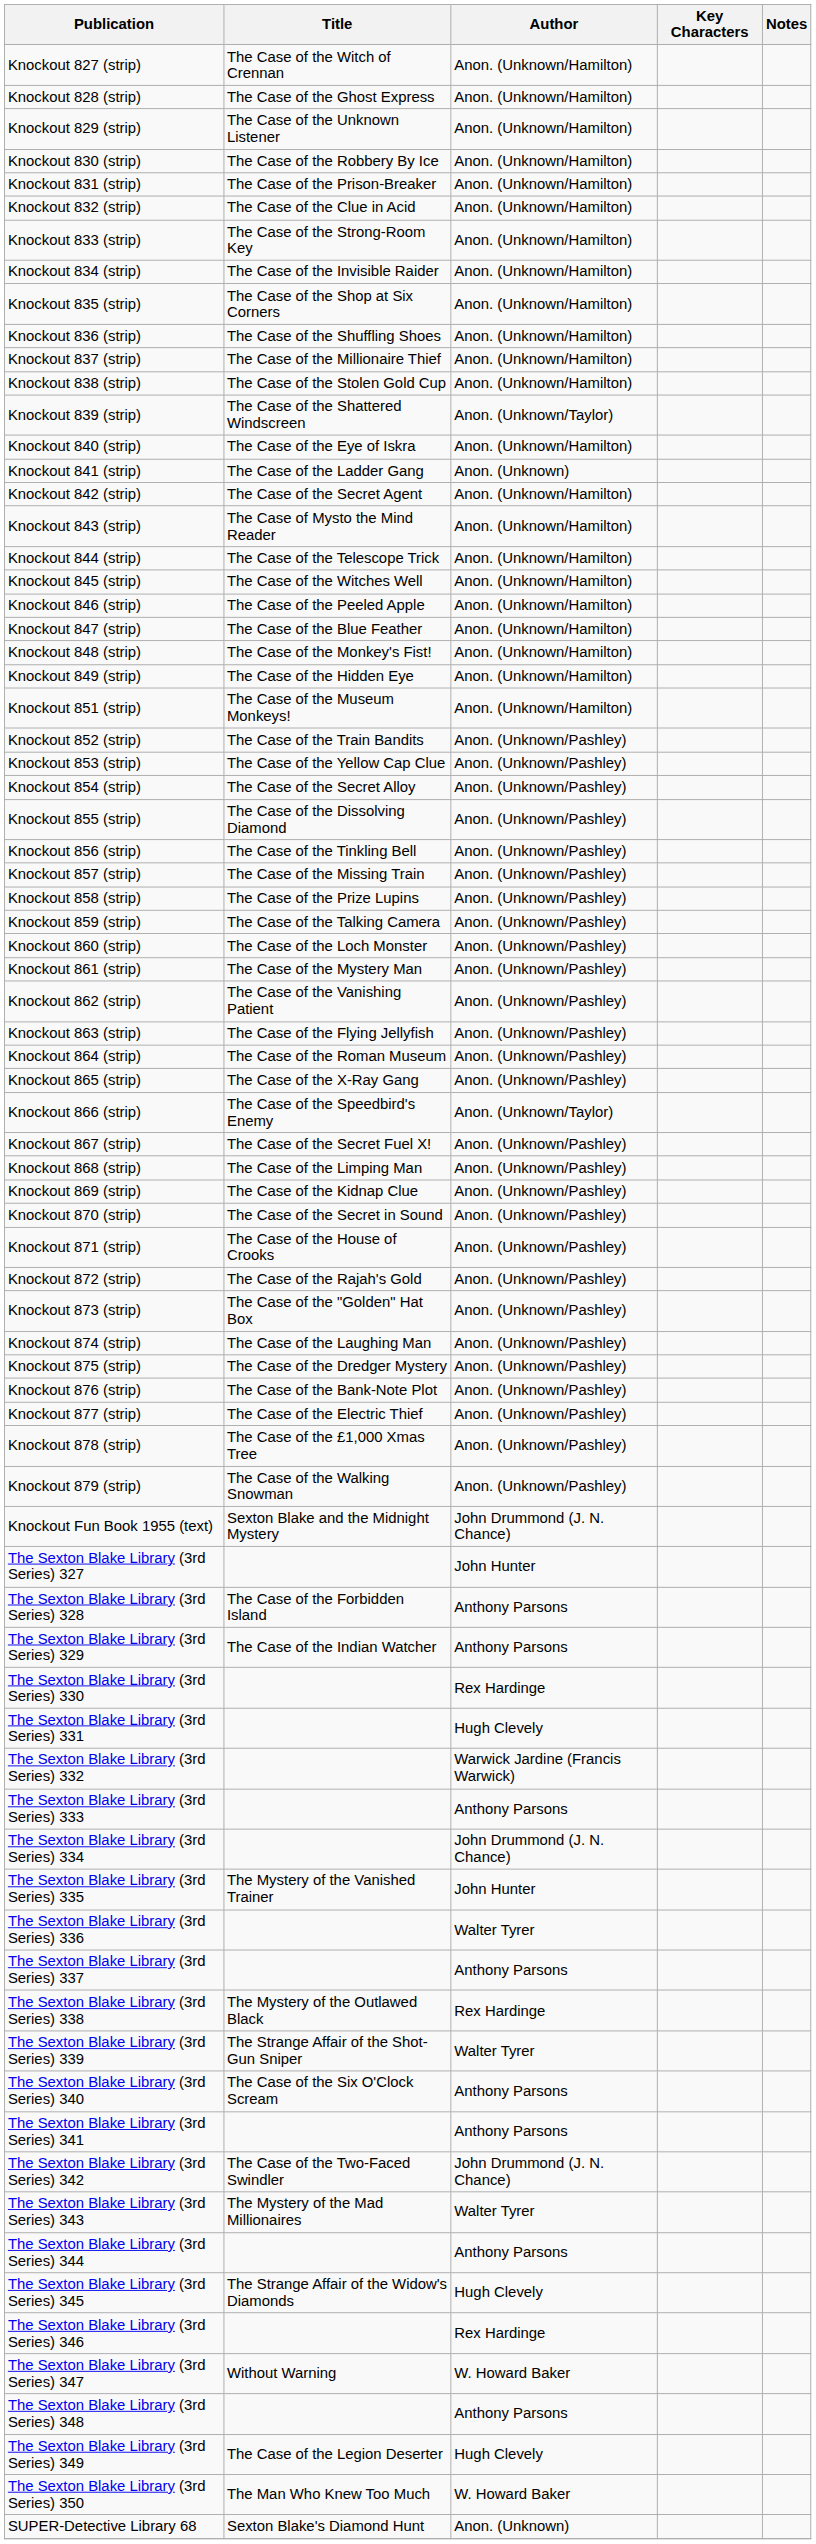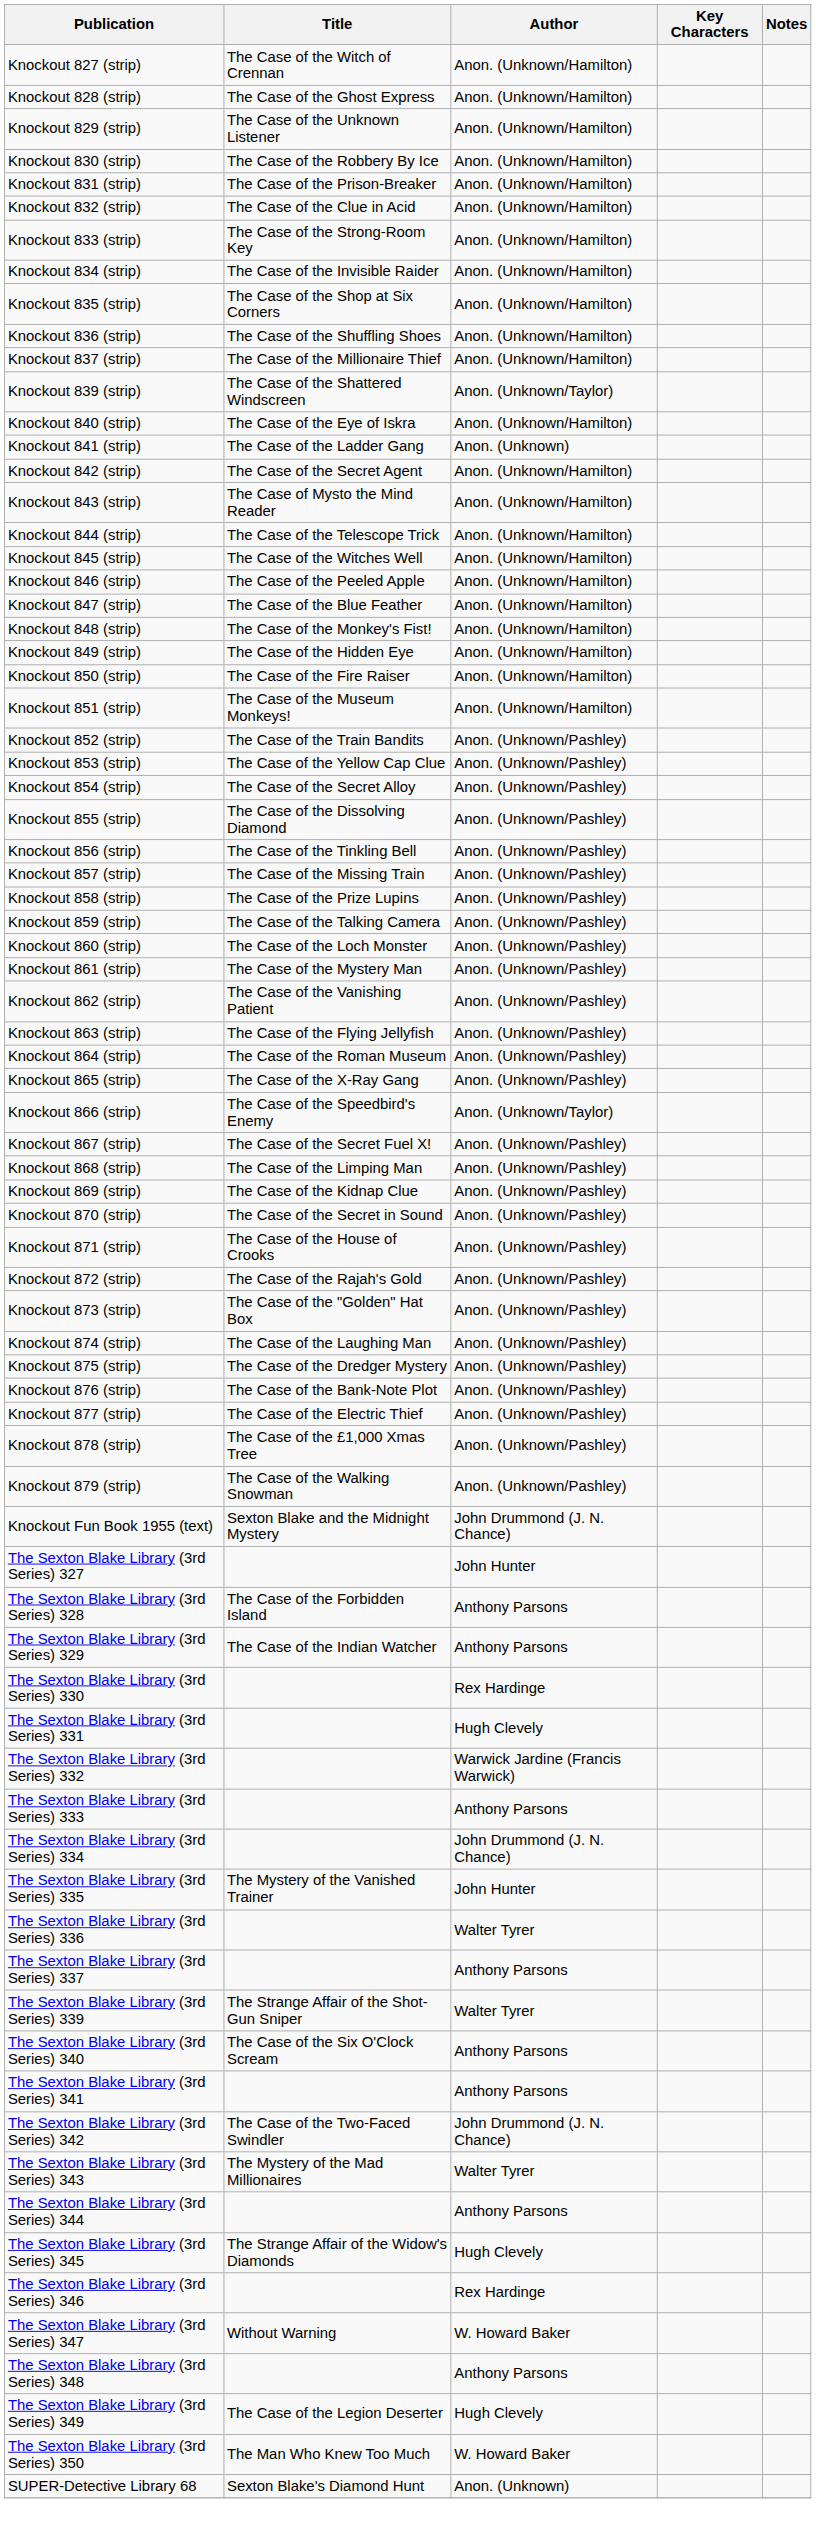- row: (74, 383)
+ row: (74, 676)
- row: (107, 2010)
